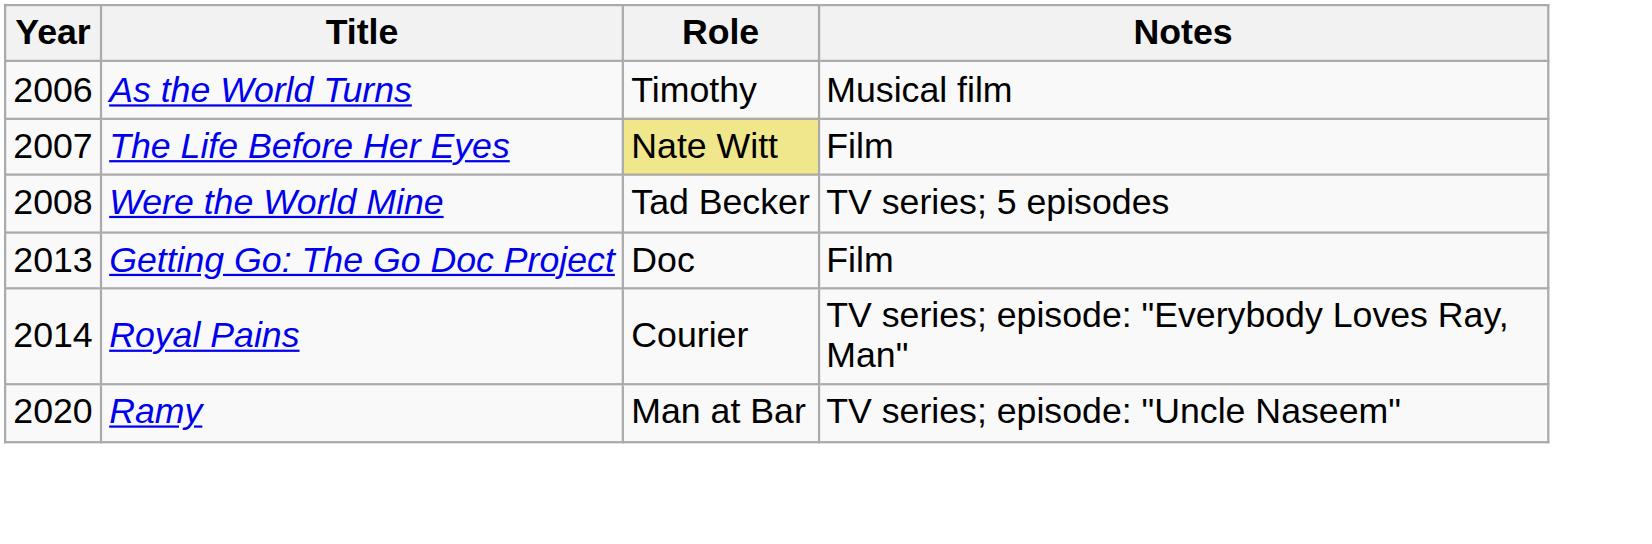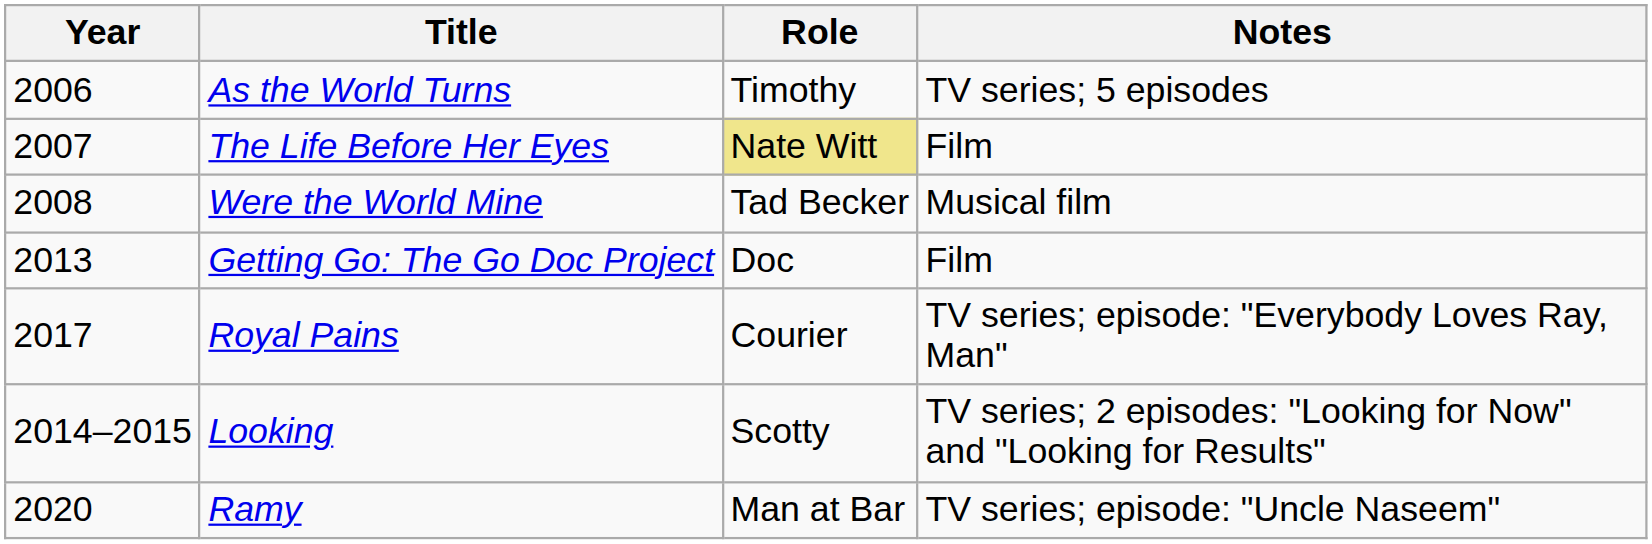(919, 89) Musical film -> (1097, 89) TV series; 5 episodes
(998, 202) TV series; 5 episodes -> (1019, 202) Musical film
(53, 335) 2014 -> (53, 335) 2017
+ row: (271, 432)
